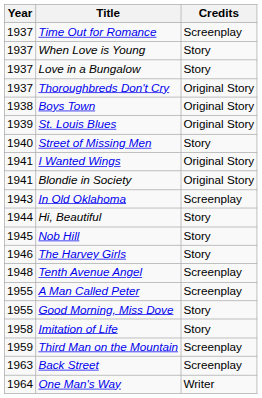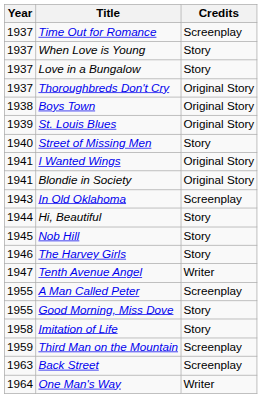(20, 273) 1948 -> (20, 273) 1947
(213, 273) Screenplay -> (199, 273) Writer
